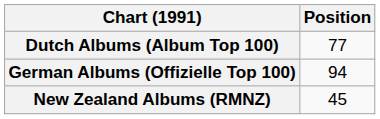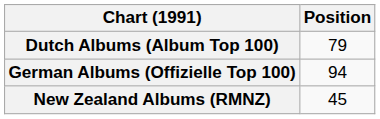(337, 45) 77 -> (337, 45) 79
